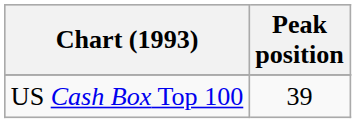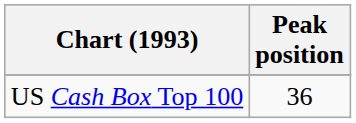(300, 95) 39 -> (300, 95) 36
